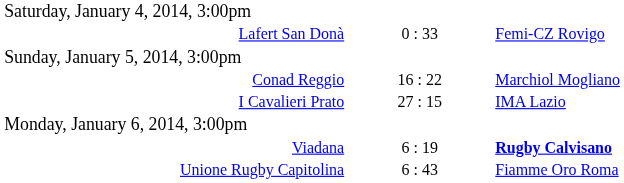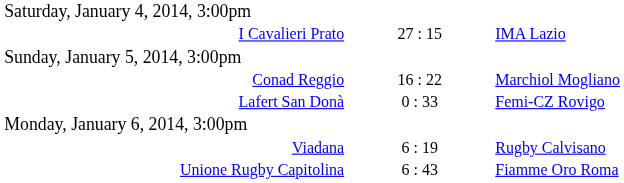rows swapped: (291, 101) <-> (291, 34)
(554, 147) bold -> (551, 147) normal
